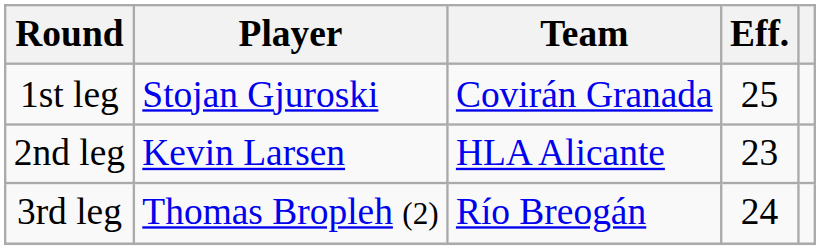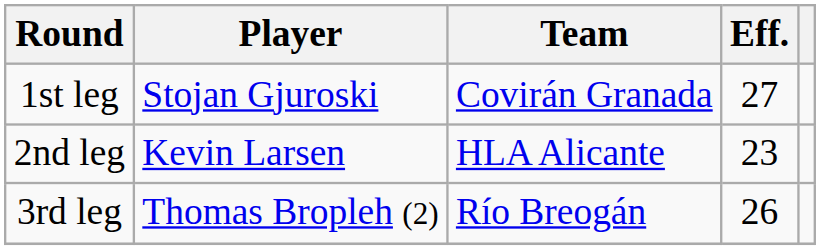(760, 93) 25 -> (760, 93) 27
(760, 212) 24 -> (760, 212) 26
